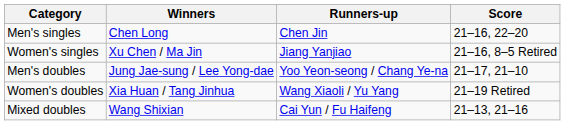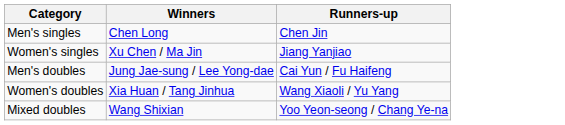- column: (505, 14)
(364, 71) Yoo Yeon-seong / Chang Ye-na -> (335, 71) Cai Yun / Fu Haifeng
(335, 110) Cai Yun / Fu Haifeng -> (364, 110) Yoo Yeon-seong / Chang Ye-na
